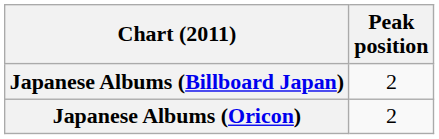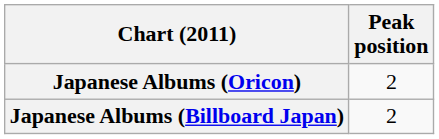rows swapped: (177, 116) <-> (177, 81)
